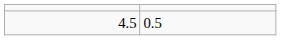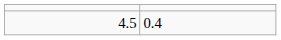(153, 22) 0.5 -> (153, 22) 0.4
